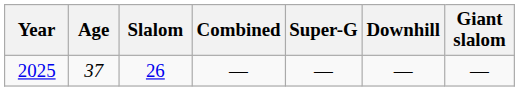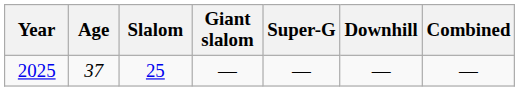columns swapped: (480, 30) <-> (239, 30)
(155, 70) 26 -> (155, 70) 25
